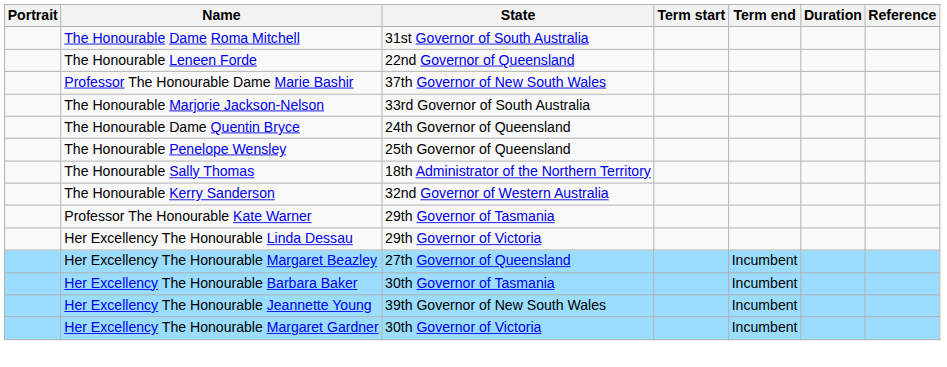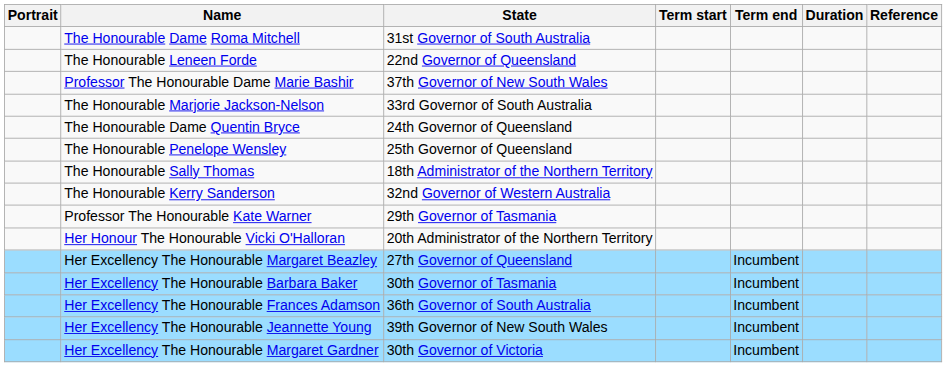- row: (209, 238)
+ row: (205, 238)
+ row: (222, 305)
